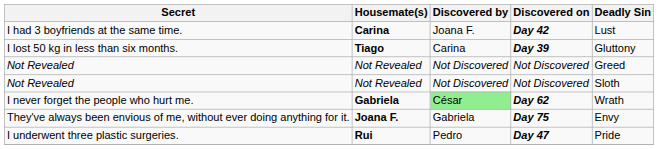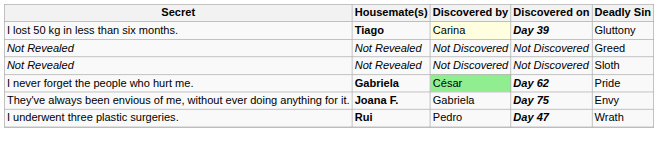- row: (95, 30)
(449, 48) no background -> (449, 30) lightyellow background
(609, 100) Wrath -> (607, 83) Pride
(607, 135) Pride -> (609, 118) Wrath
